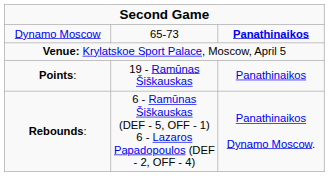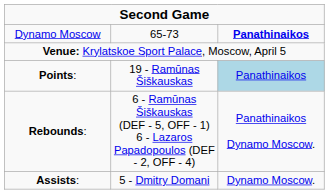(271, 75) no background -> (271, 75) lightblue background
+ row: (58, 180)
